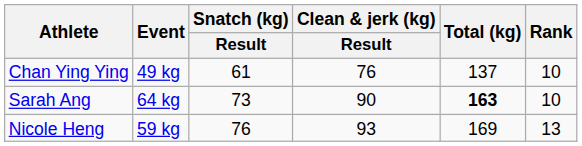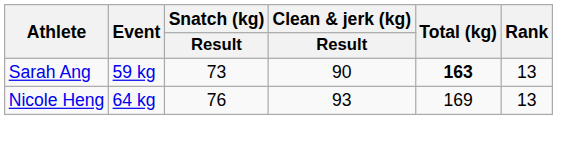- row: (69, 73)
(159, 101) 64 kg -> (134, 73) 59 kg
(551, 101) 10 -> (527, 73) 13
(159, 128) 59 kg -> (134, 101) 64 kg
